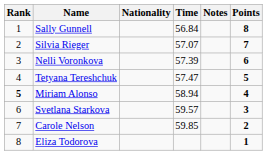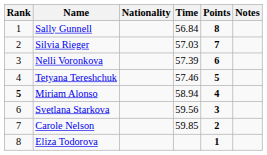columns swapped: (215, 12) <-> (246, 12)
(187, 45) 57.07 -> (187, 45) 57.03
(187, 77) 57.47 -> (187, 77) 57.46
(187, 110) 59.57 -> (187, 110) 59.56
